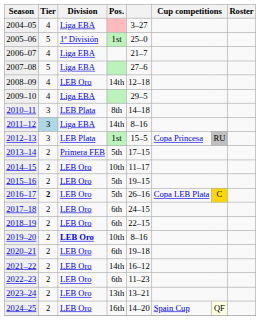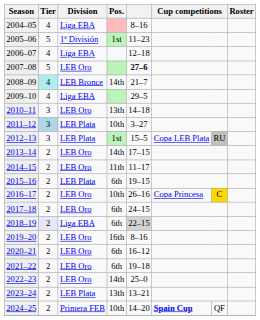(139, 25) 3–27 -> (139, 25) 8–16
(139, 39) 25–0 -> (139, 39) 11–23
(139, 53) 21–7 -> (139, 53) 12–18
(77, 67) Liga EBA -> (76, 67) LEB Oro
(139, 67) normal -> (139, 67) bold
(48, 81) no background -> (48, 81) paleturquoise background
(76, 81) LEB Oro -> (81, 81) LEB Bronce
(139, 81) 12–18 -> (139, 81) 21–7
(78, 110) LEB Plata -> (76, 110) LEB Oro
(117, 110) 8th -> (117, 110) 13th
(77, 124) Liga EBA -> (78, 124) LEB Plata
(117, 124) 14th -> (117, 124) 10th
(139, 124) 8–16 -> (139, 124) 3–27
(178, 138) Copa Princesa -> (182, 138) Copa LEB Plata
(82, 152) Primera FEB -> (76, 152) LEB Oro
(117, 152) 5th -> (117, 152) 14th
(117, 166) 10th -> (117, 166) 11th
(76, 180) LEB Oro -> (78, 180) LEB Plata
(117, 180) 5th -> (117, 180) 6th
(48, 194) bold -> (48, 194) normal
(117, 194) 5th -> (117, 194) 10th
(182, 194) Copa LEB Plata -> (178, 194) Copa Princesa
(48, 223) no background -> (48, 223) lavender background
(76, 223) LEB Oro -> (77, 223) Liga EBA
(139, 223) no background -> (139, 223) lightgrey background
(77, 237) bold -> (76, 237) normal
(117, 237) 10th -> (117, 237) 16th
(139, 251) 19–18 -> (139, 251) 16–12
(117, 265) 14th -> (117, 265) 6th
(139, 265) 16–12 -> (139, 265) 19–18
(117, 279) 6th -> (117, 279) 14th
(139, 279) 11–23 -> (139, 279) 25–0
(76, 293) LEB Oro -> (78, 293) LEB Plata
(76, 308) LEB Oro -> (82, 308) Primera FEB
(117, 308) 16th -> (117, 308) 10th
(172, 308) normal -> (173, 308) bold
(219, 308) lightyellow background -> (219, 308) no background
